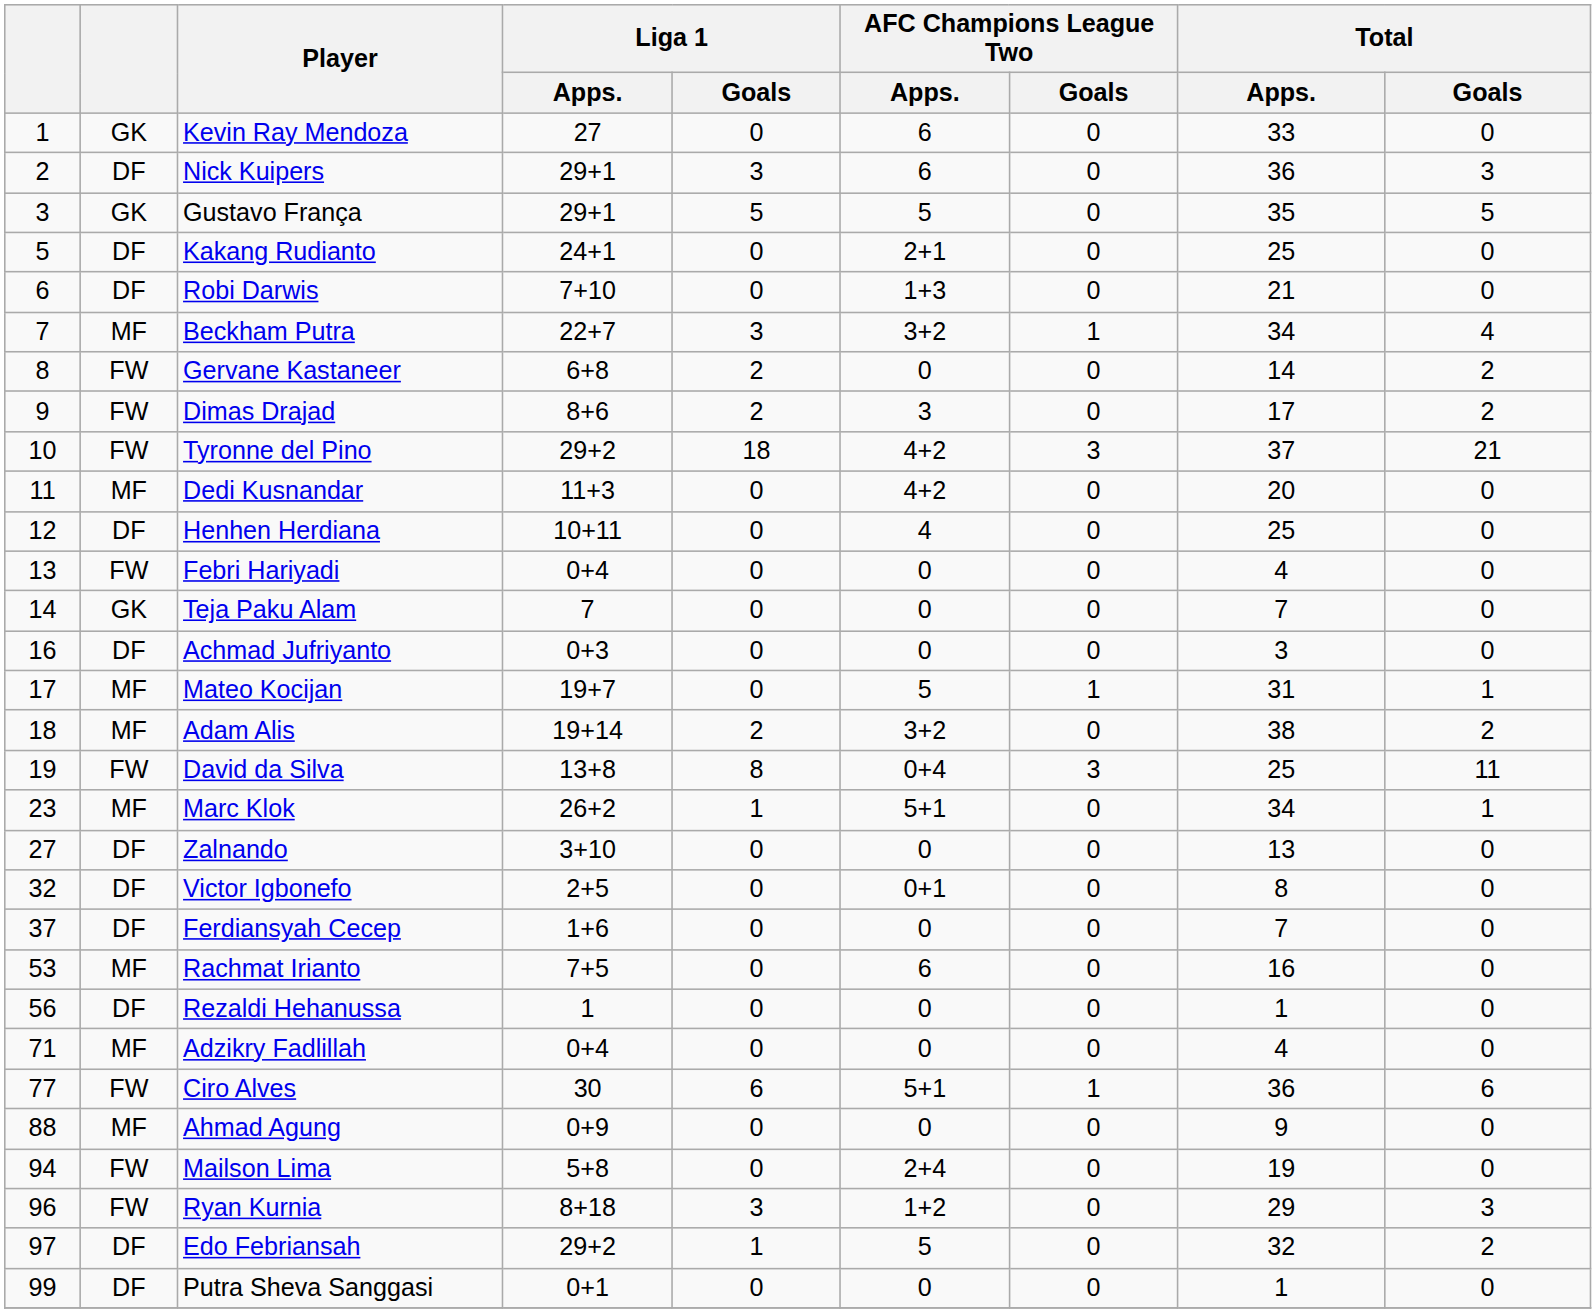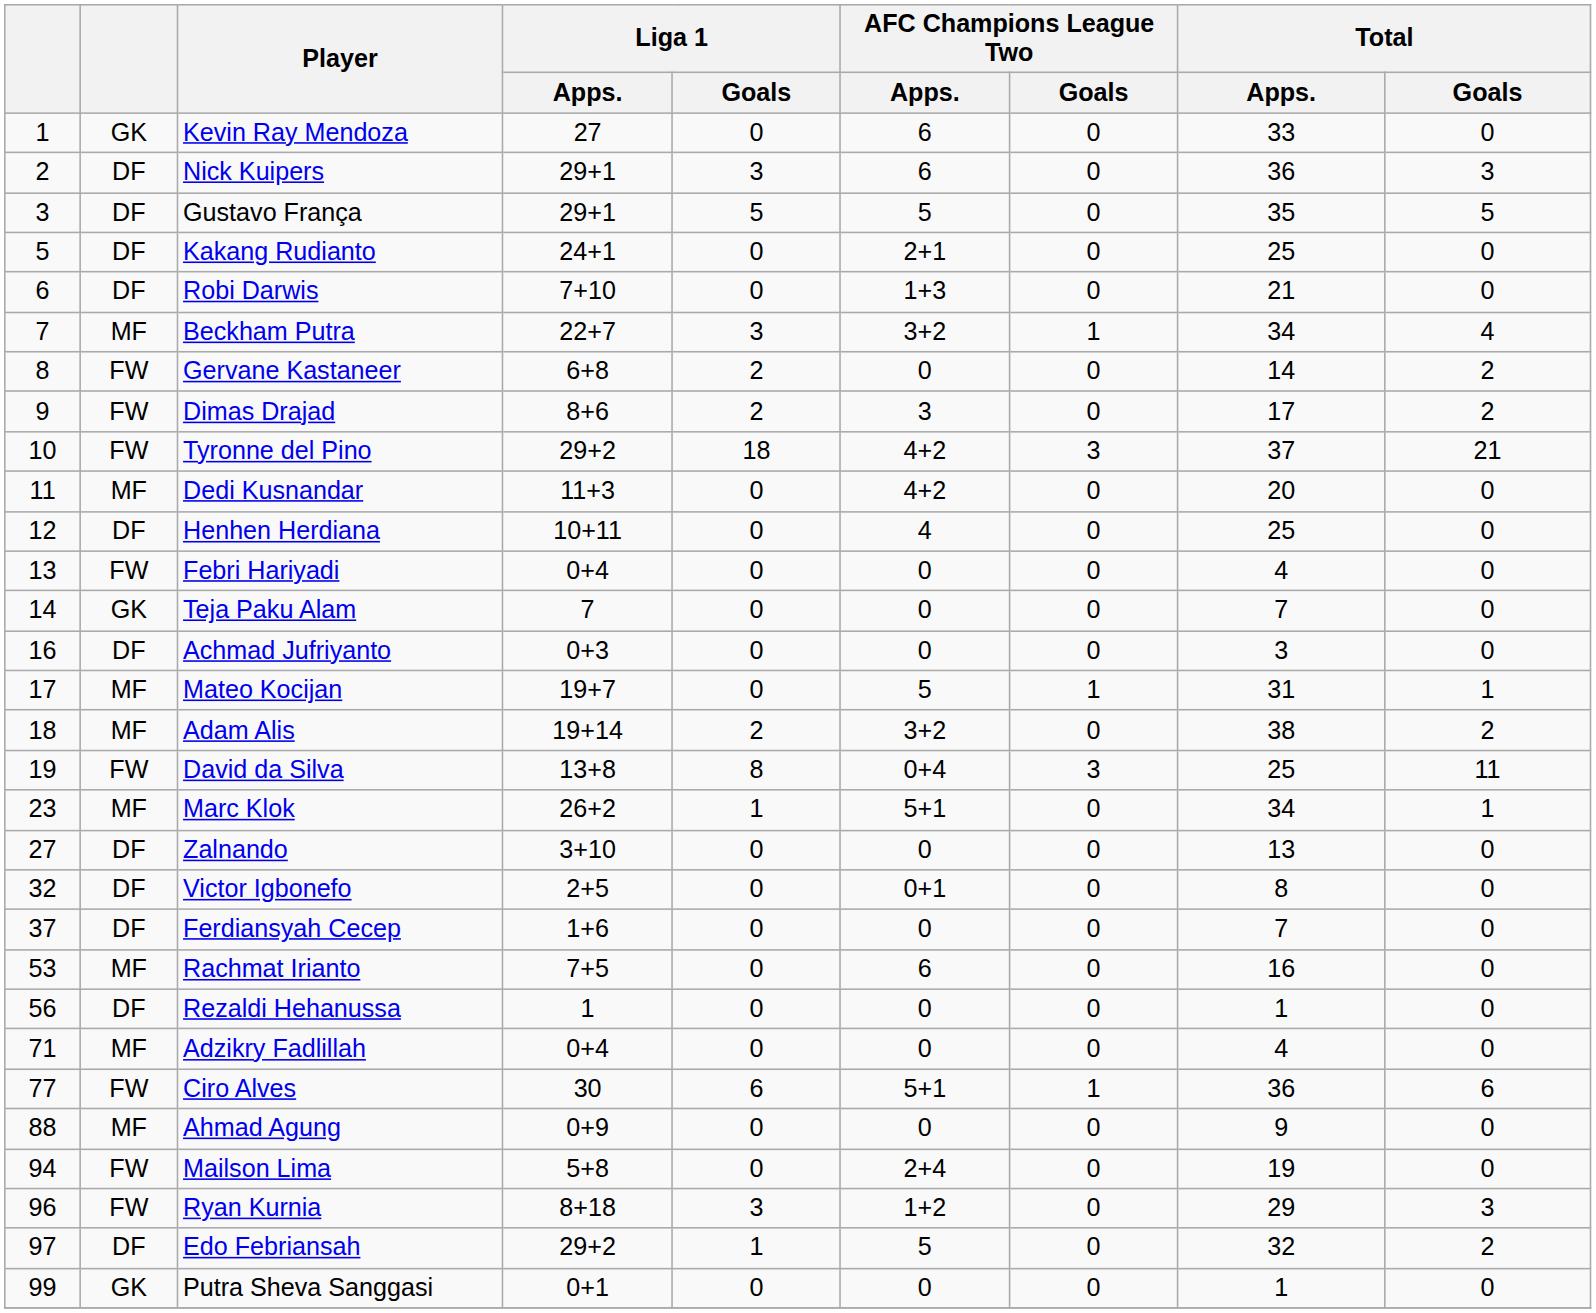(129, 212) GK -> (129, 212) DF
(129, 1287) DF -> (129, 1287) GK
